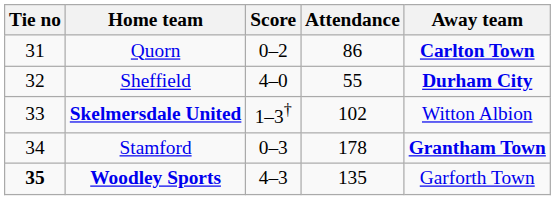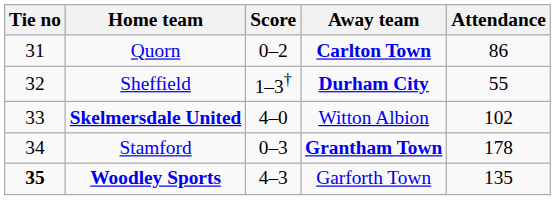columns swapped: (477, 19) <-> (352, 19)
(273, 81) 4–0 -> (273, 83) 1–3†
(273, 114) 1–3† -> (273, 117) 4–0
